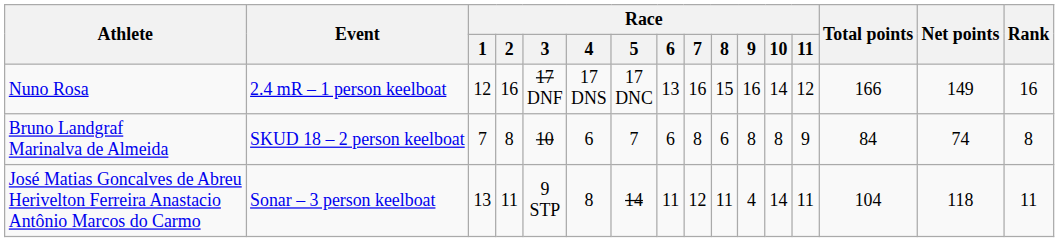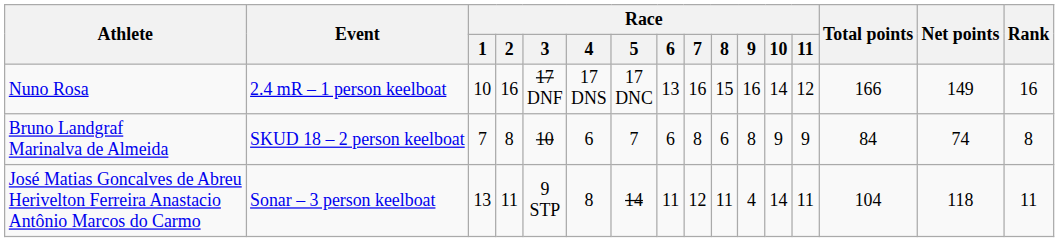(482, 89) 12 -> (482, 89) 10
(778, 139) 8 -> (778, 139) 9
